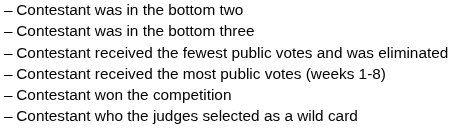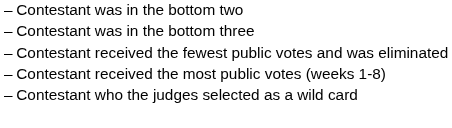- row: (124, 95)
